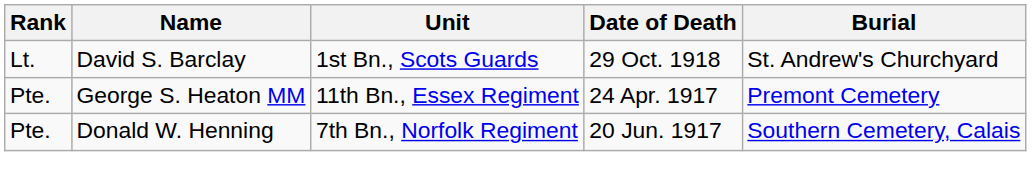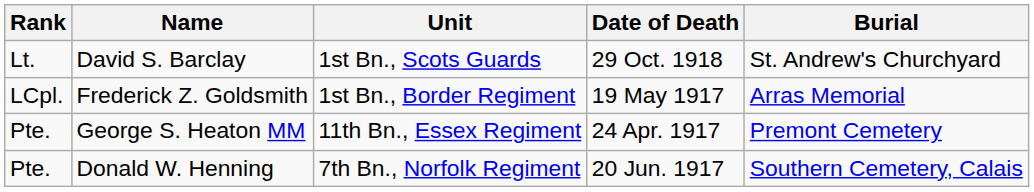+ row: (192, 95)
